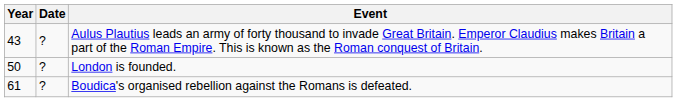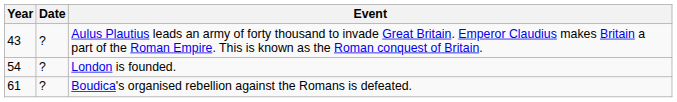(14, 67) 50 -> (14, 67) 54
